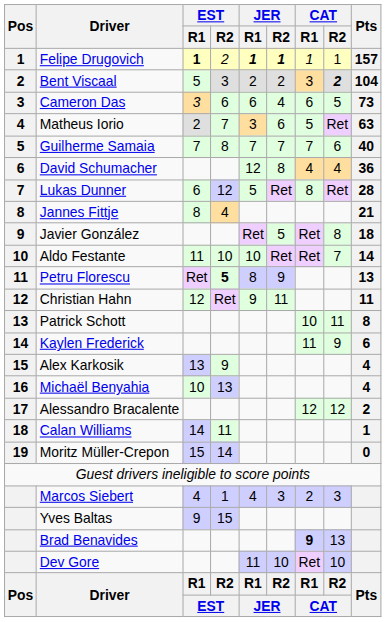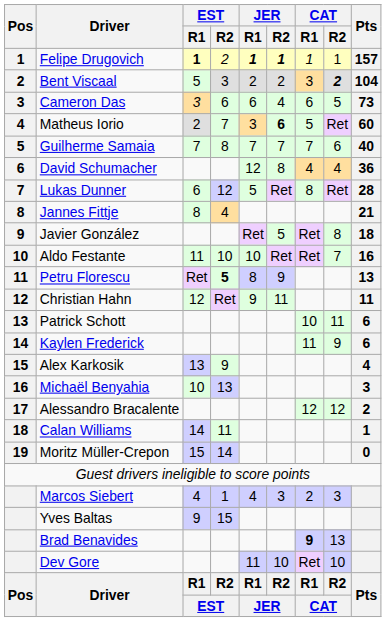(281, 124) normal -> (281, 124) bold
(366, 124) 63 -> (366, 124) 60
(366, 256) 14 -> (366, 256) 16
(366, 321) 8 -> (366, 321) 6
(366, 387) 4 -> (366, 387) 3
